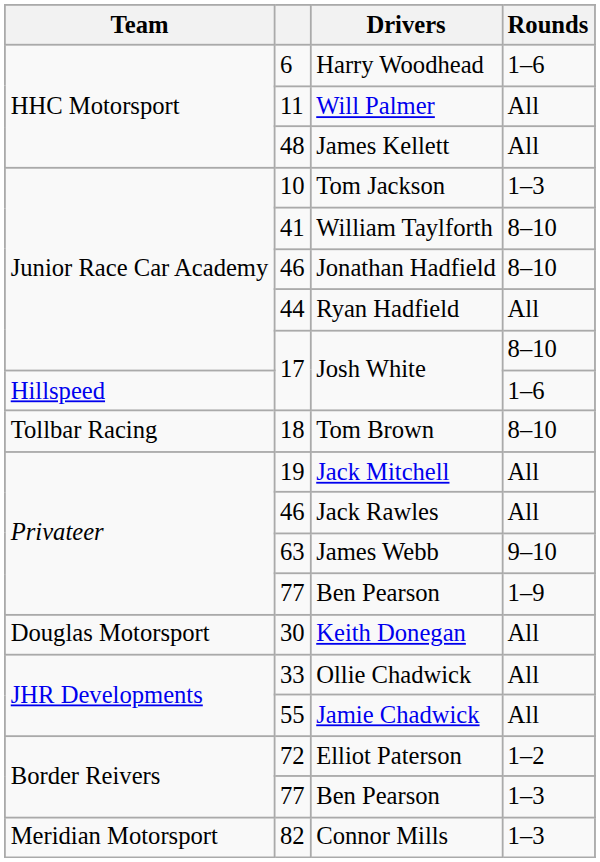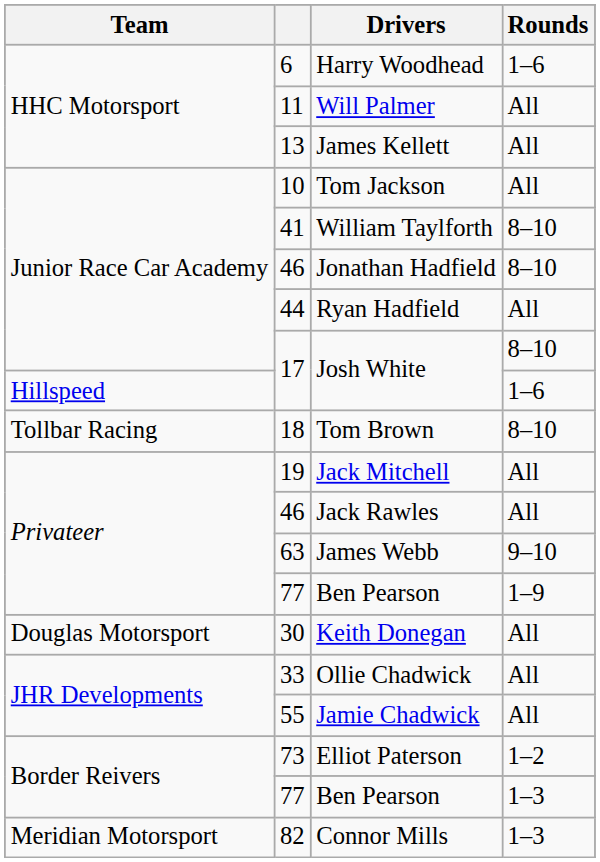(292, 146) 48 -> (292, 146) 13
(526, 186) 1–3 -> (523, 186) All
(292, 755) 72 -> (292, 755) 73
